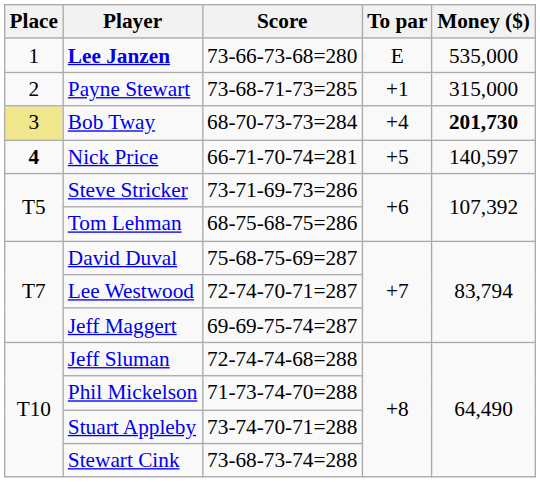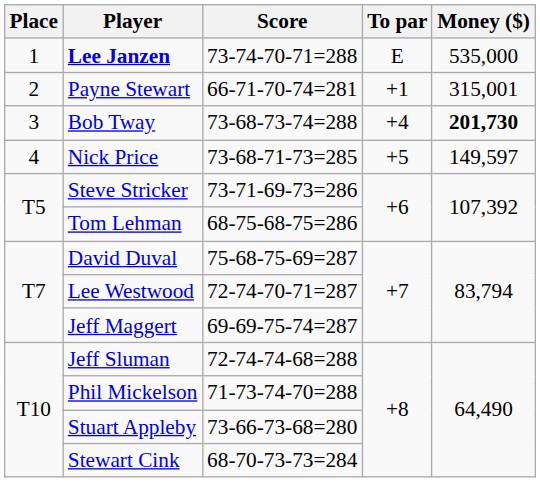(282, 55) 73-66-73-68=280 -> (282, 55) 73-74-70-71=288
(282, 88) 73-68-71-73=285 -> (282, 88) 66-71-70-74=281
(484, 88) 315,000 -> (484, 88) 315,001
(34, 122) khaki background -> (34, 122) no background
(282, 122) 68-70-73-73=284 -> (282, 122) 73-68-73-74=288
(34, 156) bold -> (34, 156) normal
(282, 156) 66-71-70-74=281 -> (282, 156) 73-68-71-73=285
(484, 156) 140,597 -> (484, 156) 149,597
(282, 426) 73-74-70-71=288 -> (282, 426) 73-66-73-68=280
(282, 460) 73-68-73-74=288 -> (282, 460) 68-70-73-73=284
